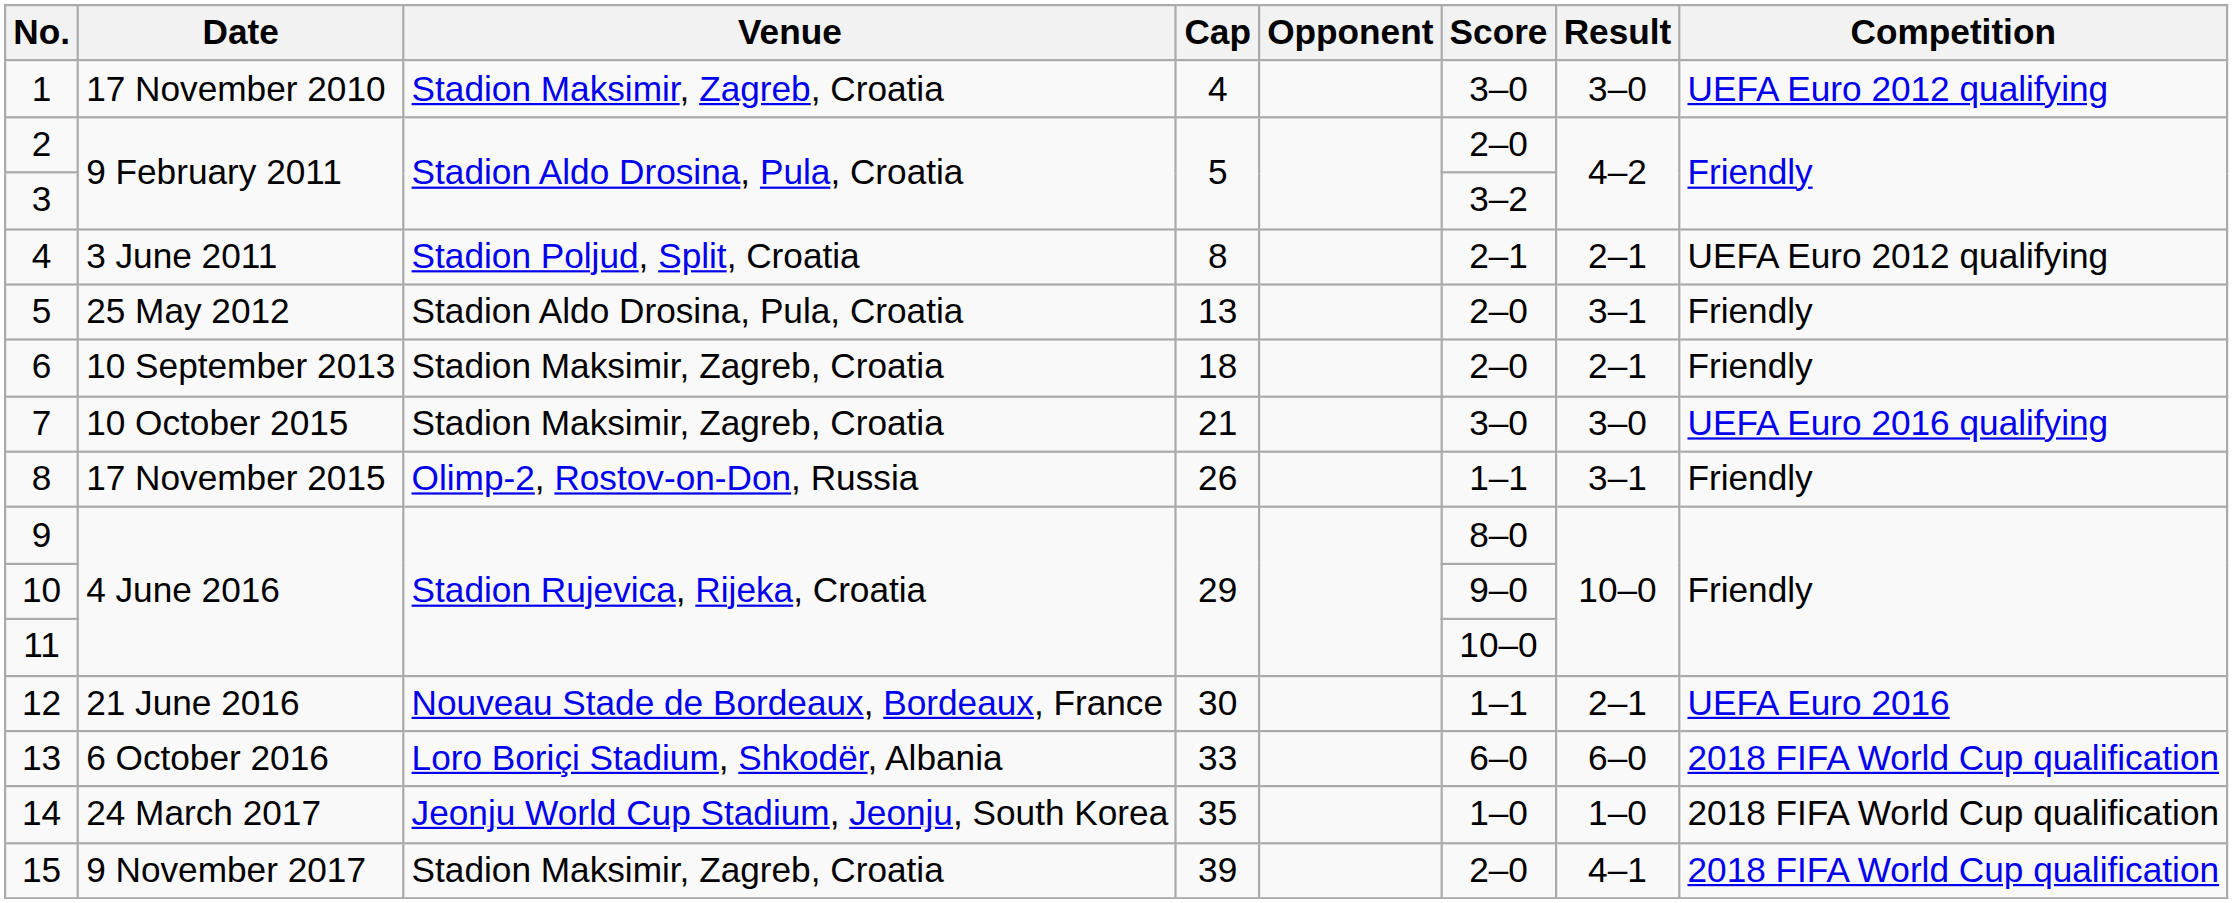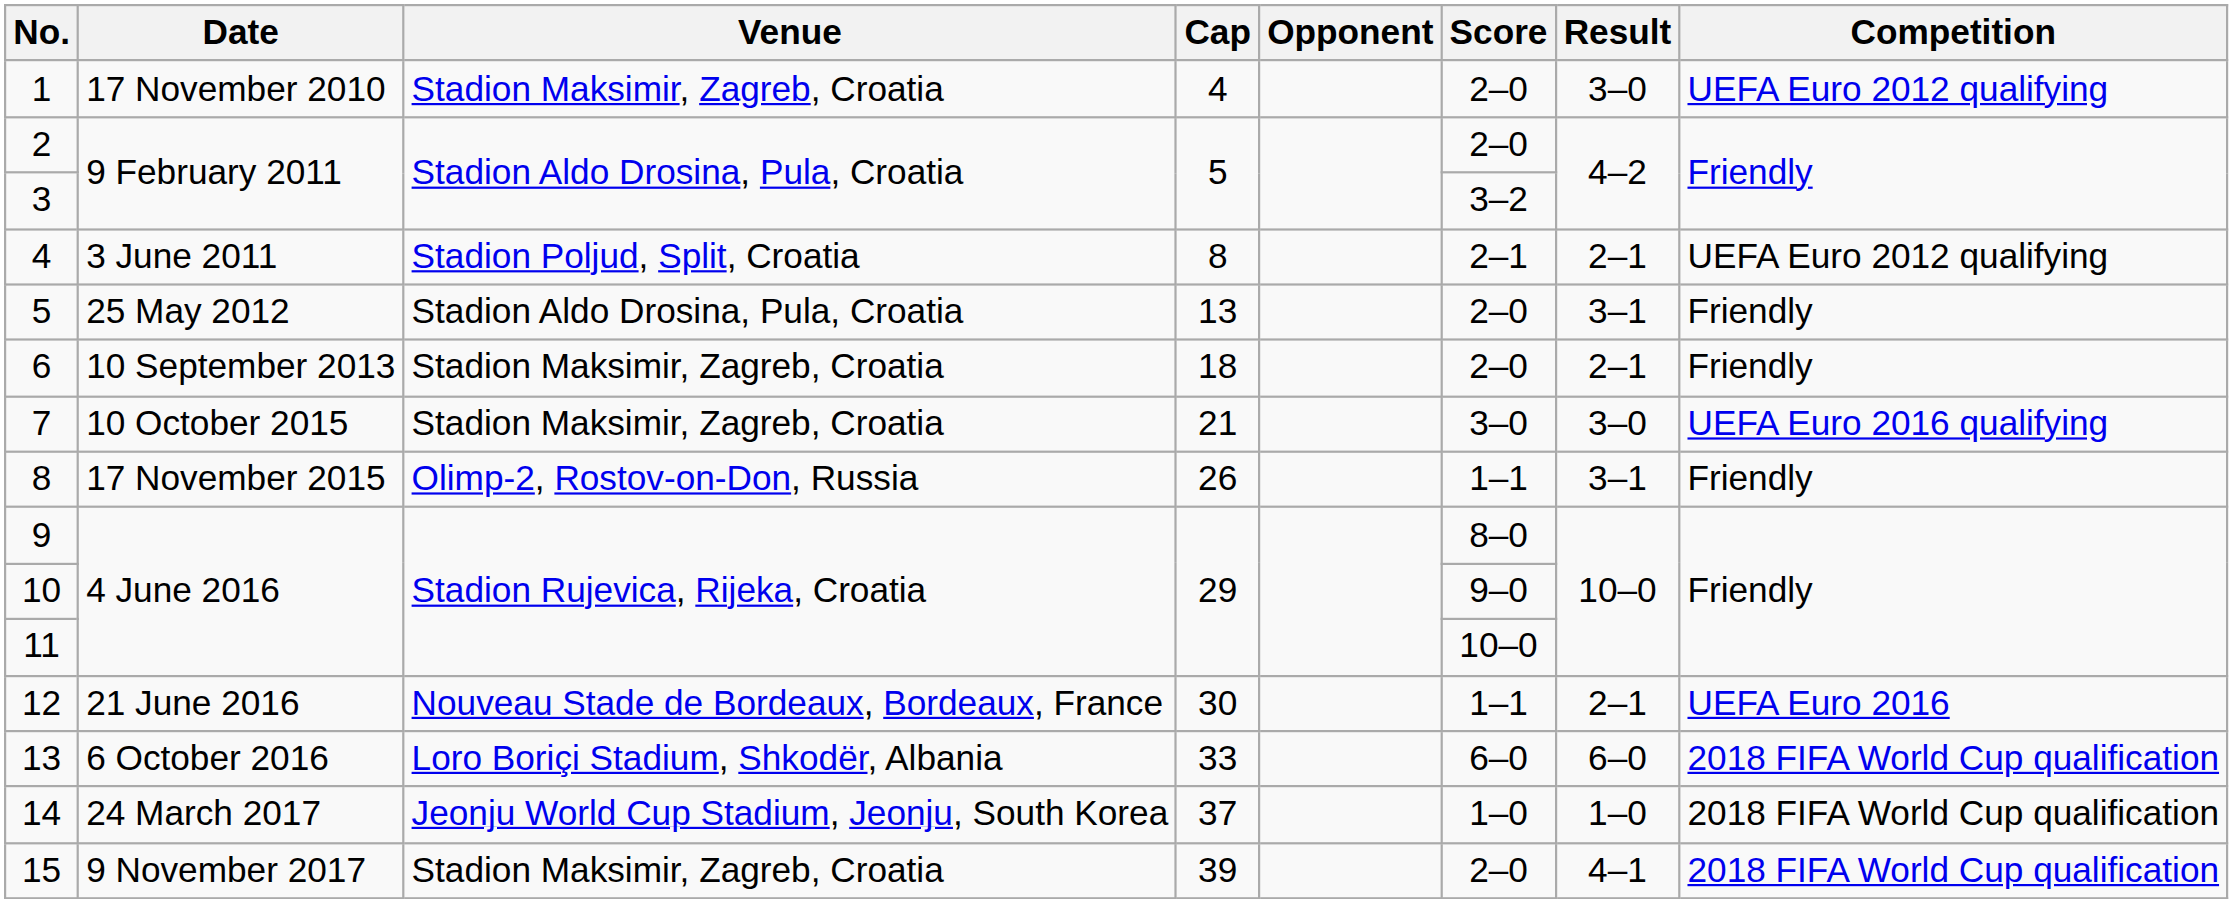(1499, 88) 3–0 -> (1499, 88) 2–0
(1218, 813) 35 -> (1218, 813) 37
